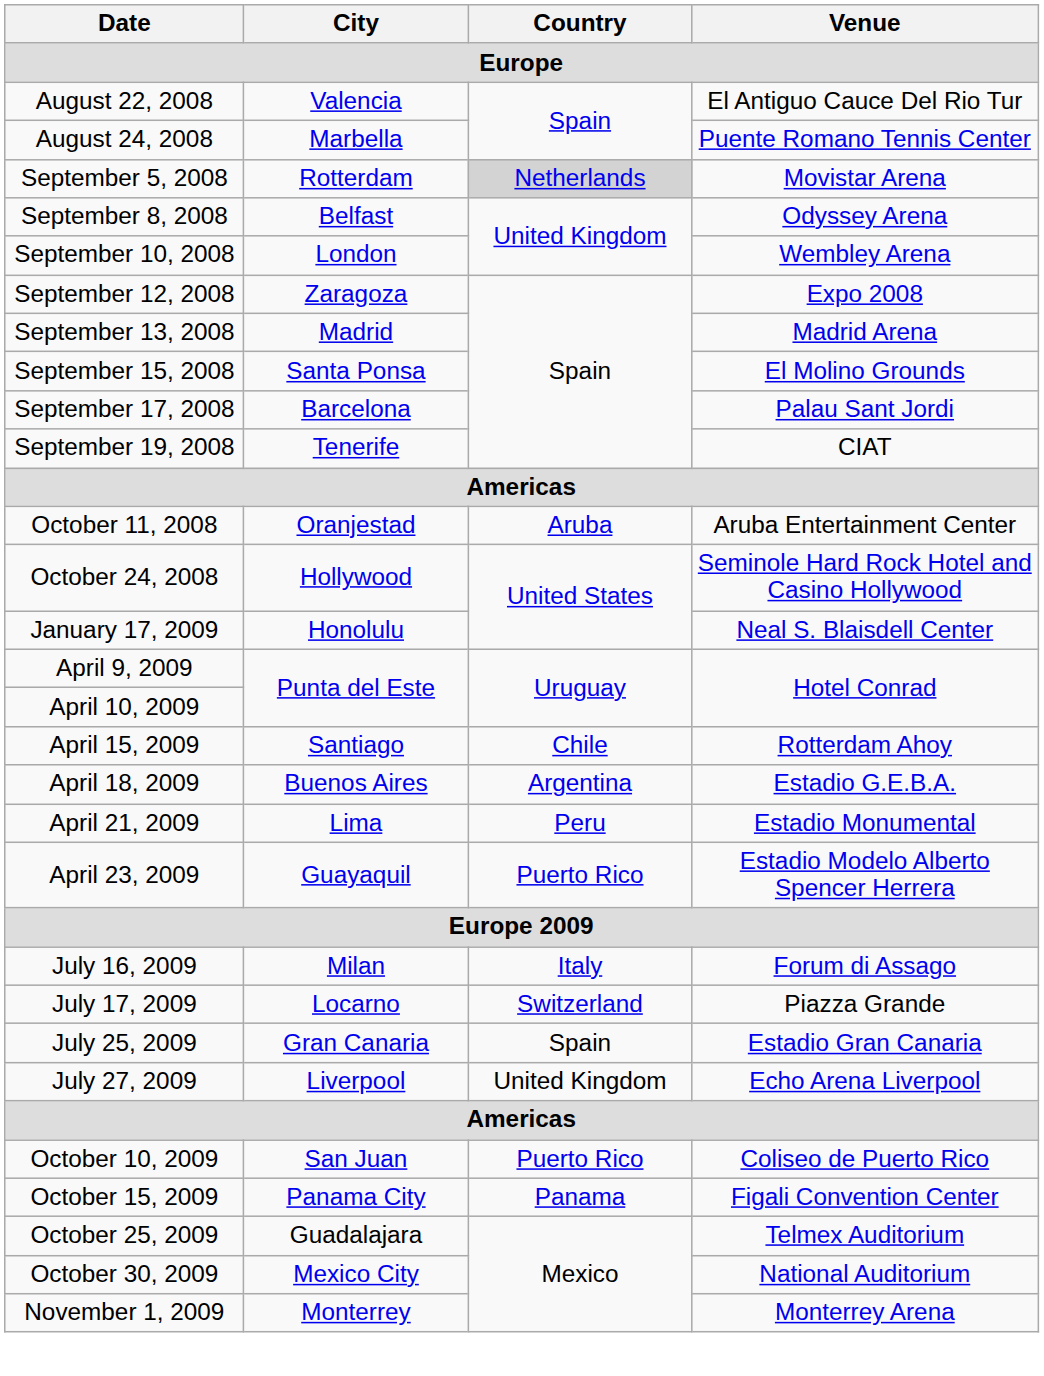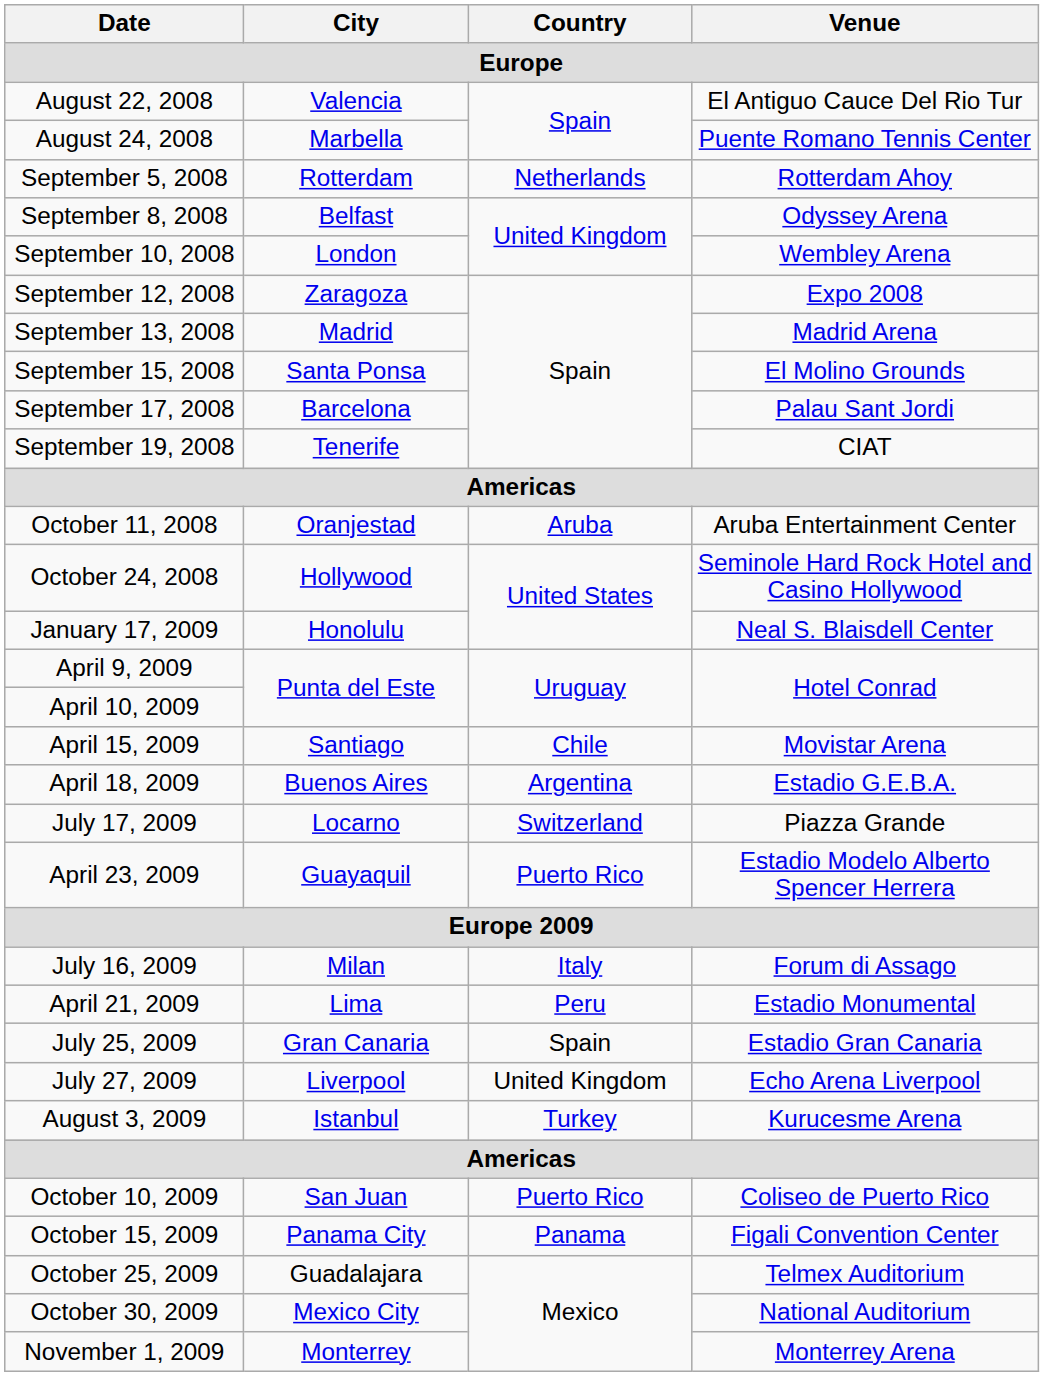(580, 178) lightgrey background -> (580, 178) no background
(865, 178) Movistar Arena -> (865, 178) Rotterdam Ahoy
(865, 745) Rotterdam Ahoy -> (865, 745) Movistar Arena
rows swapped: (124, 822) <-> (124, 1004)
+ row: (124, 1119)
